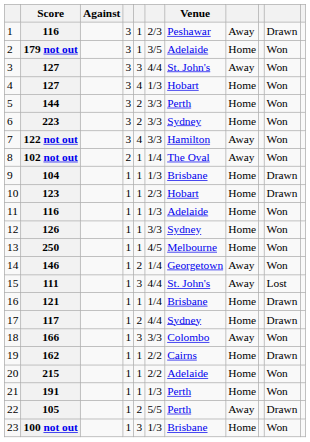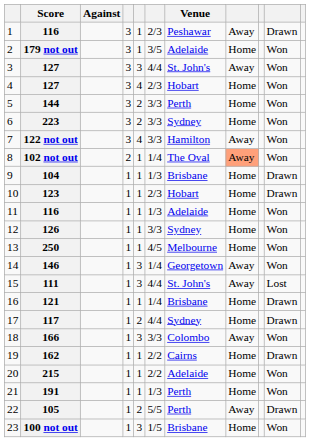(155, 85) 1/3 -> (155, 85) 2/3
(241, 157) no background -> (241, 157) lightsalmon background
(139, 265) 2 -> (139, 265) 3
(155, 427) 1/3 -> (155, 427) 1/5
